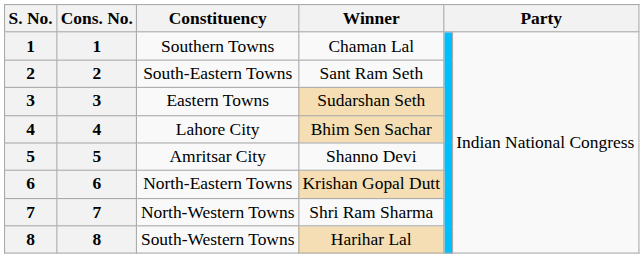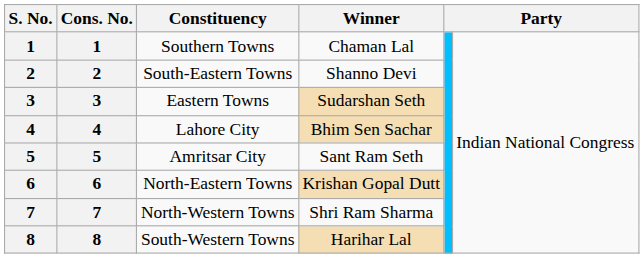(371, 73) Sant Ram Seth -> (371, 73) Shanno Devi
(371, 156) Shanno Devi -> (371, 156) Sant Ram Seth
